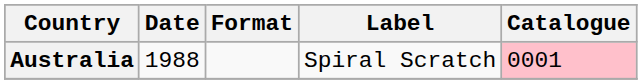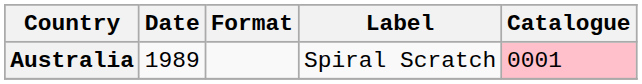(172, 61) 1988 -> (172, 61) 1989
